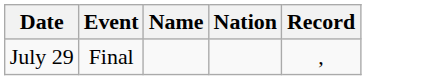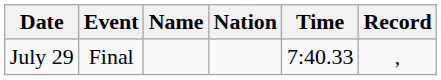+ column: (320, 21)
